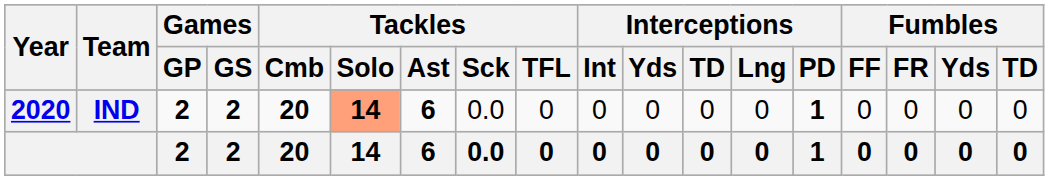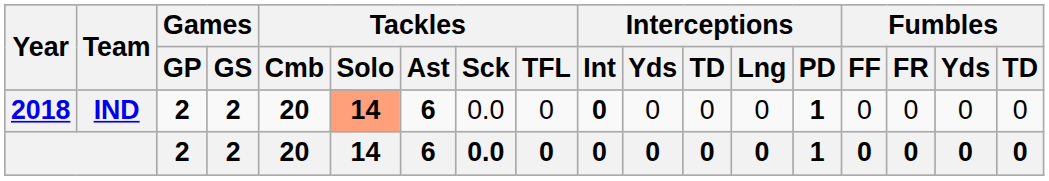(41, 110) 2020 -> (41, 110) 2018
(600, 110) normal -> (600, 110) bold
